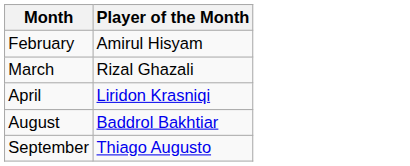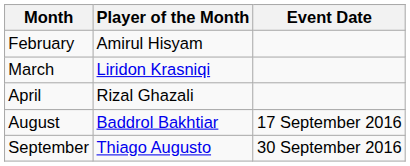+ column: (329, 17)
(145, 69) Rizal Ghazali -> (153, 69) Liridon Krasniqi
(153, 95) Liridon Krasniqi -> (145, 95) Rizal Ghazali
